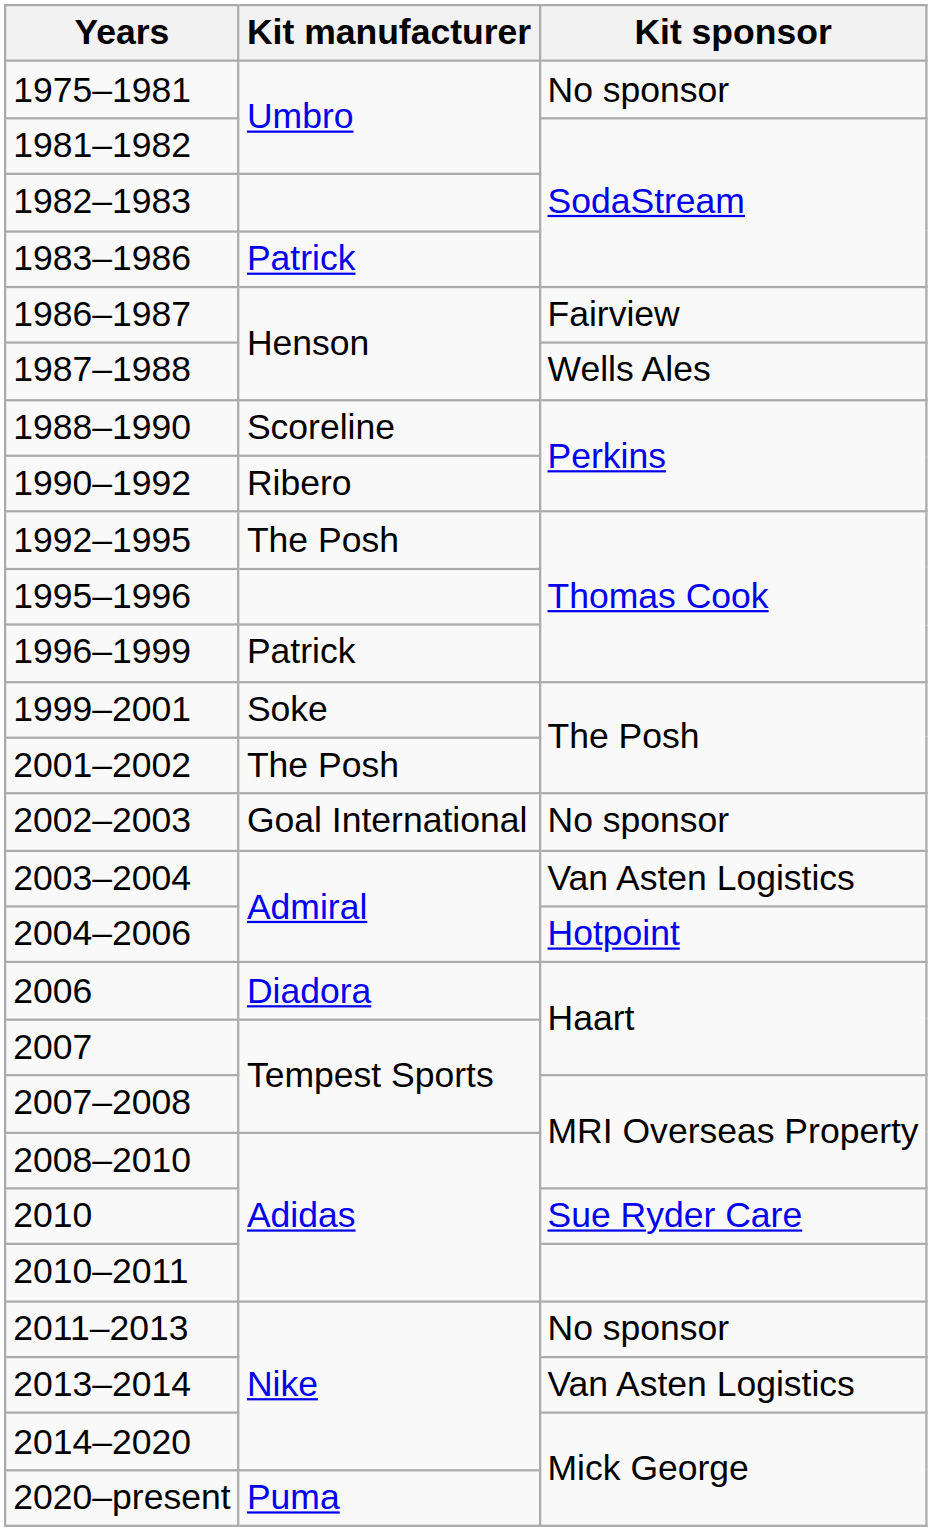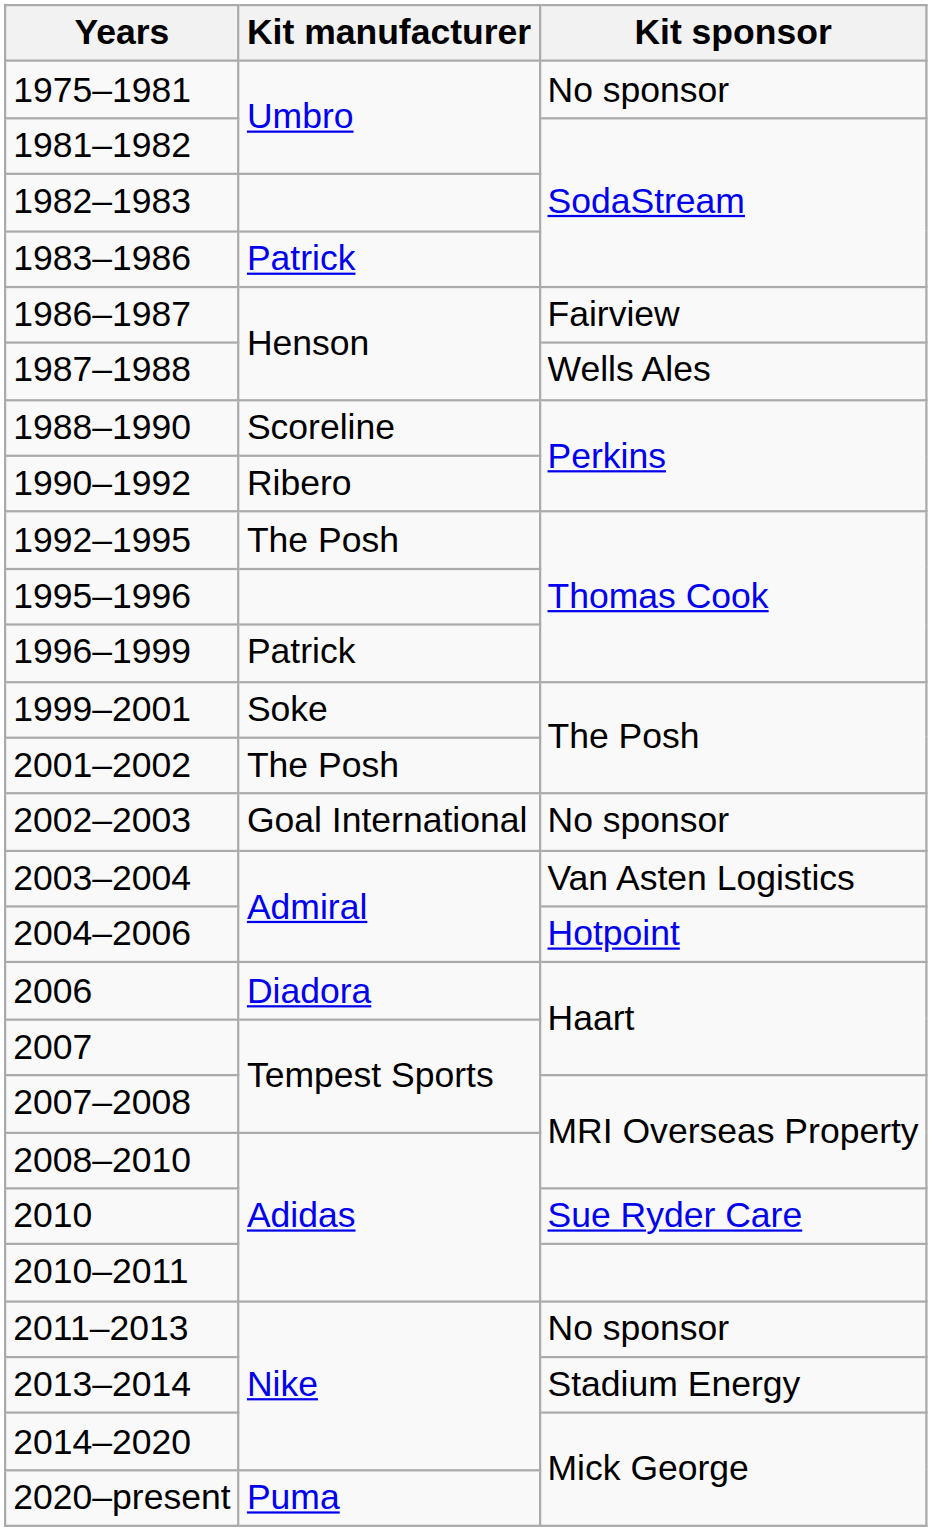(701, 1384) Van Asten Logistics -> (674, 1384) Stadium Energy
